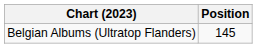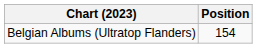(225, 33) 145 -> (225, 33) 154
